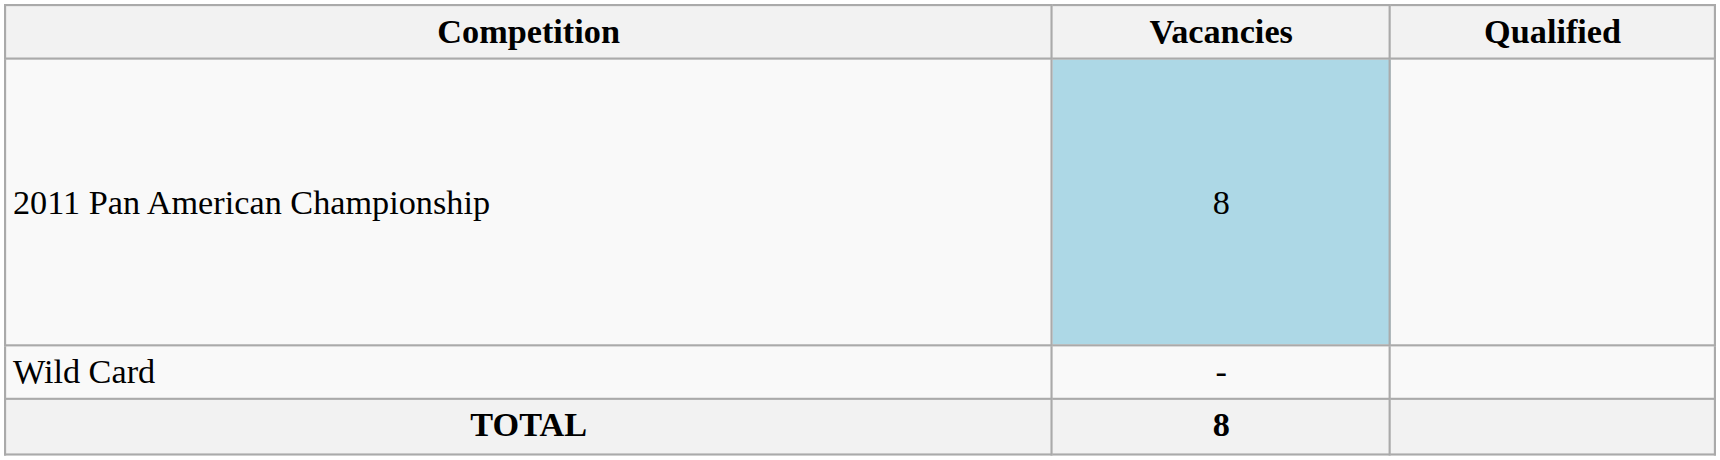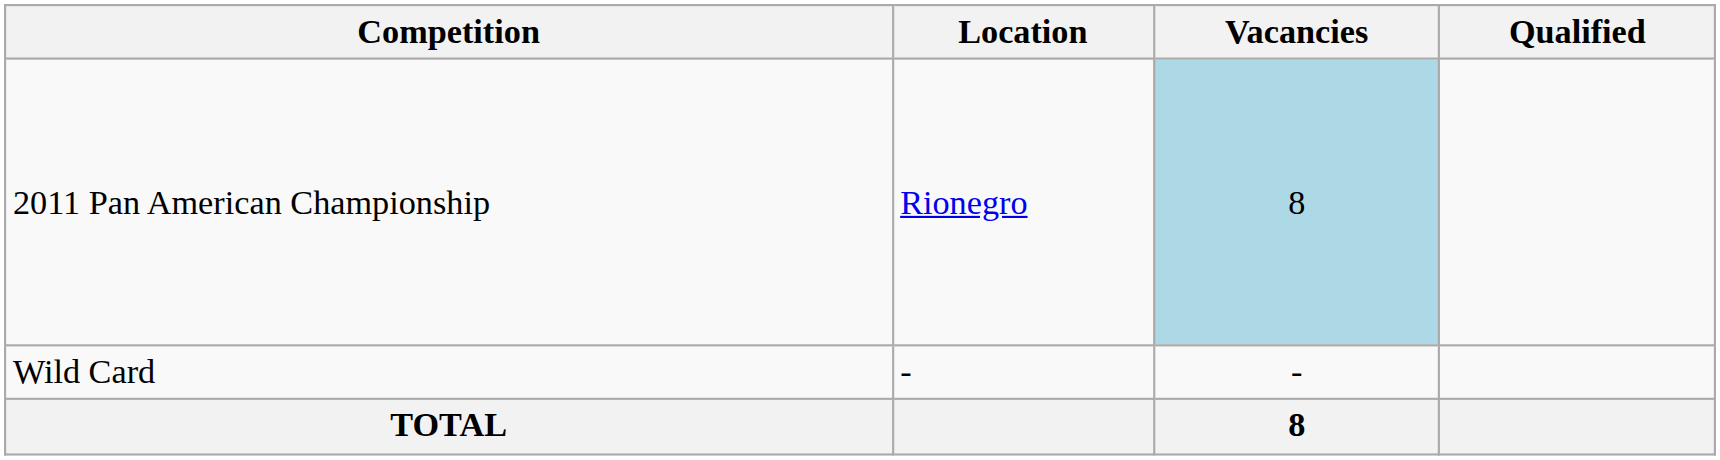+ column: (1023, 31)
